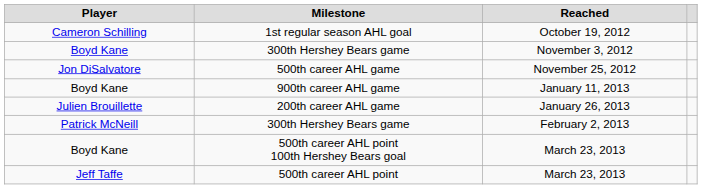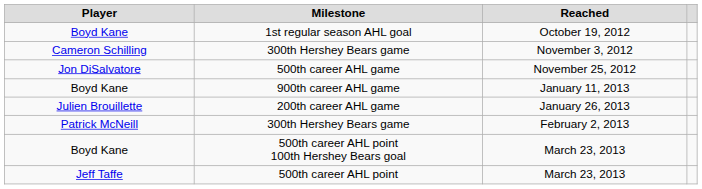(99, 32) Cameron Schilling -> (99, 32) Boyd Kane
(99, 50) Boyd Kane -> (99, 50) Cameron Schilling
